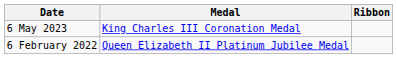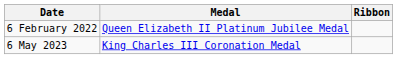rows swapped: (52, 45) <-> (37, 29)
